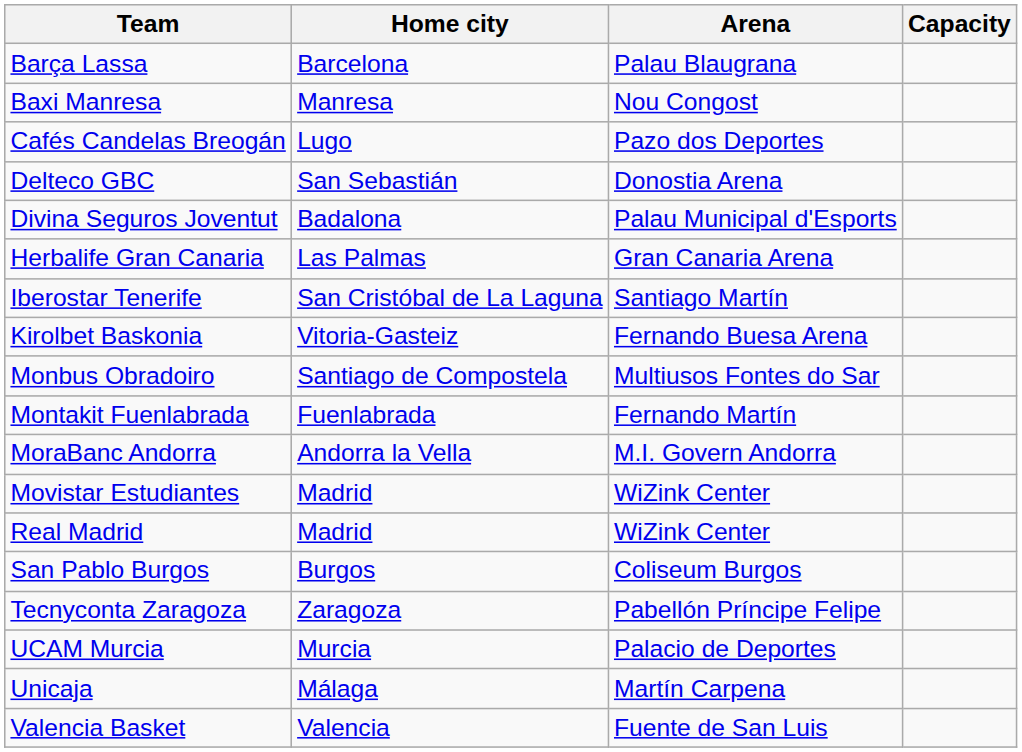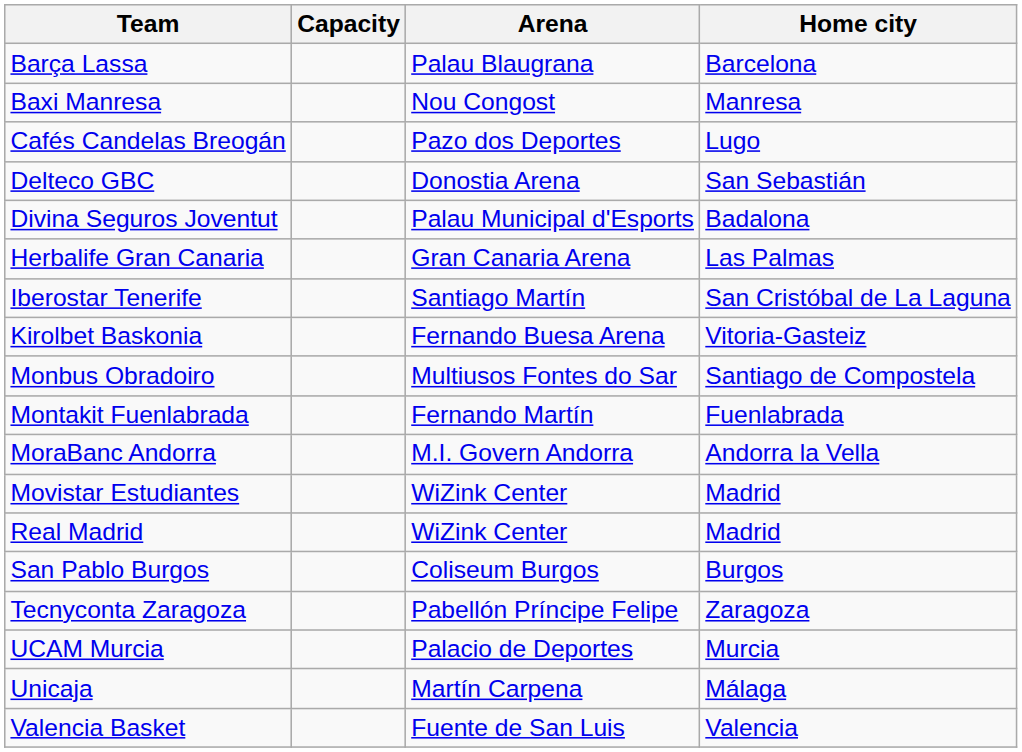columns swapped: (450, 24) <-> (959, 24)
